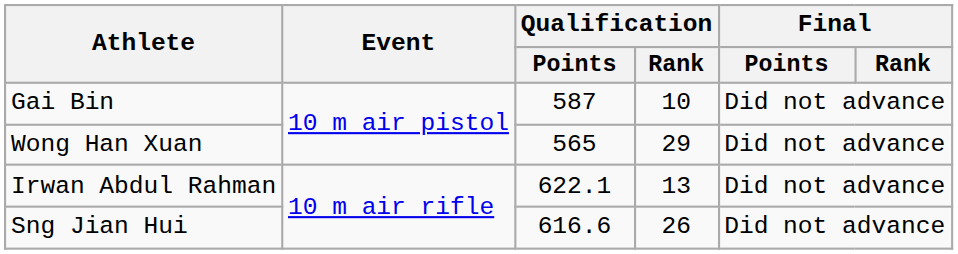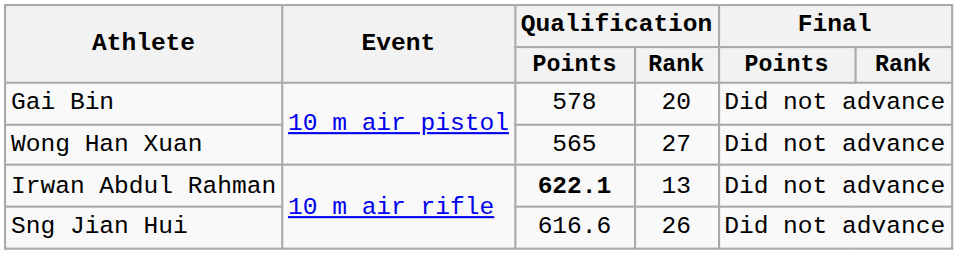(574, 103) 587 -> (574, 103) 578
(676, 103) 10 -> (676, 103) 20
(676, 145) 29 -> (676, 145) 27
(574, 186) normal -> (574, 186) bold
